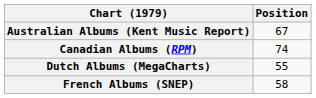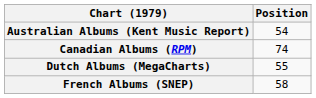(282, 31) 67 -> (282, 31) 54
